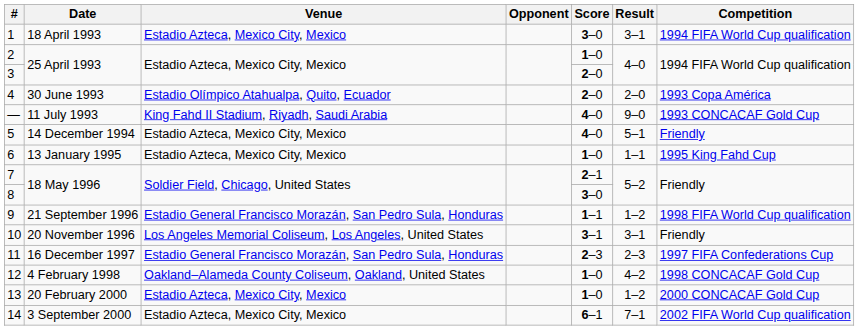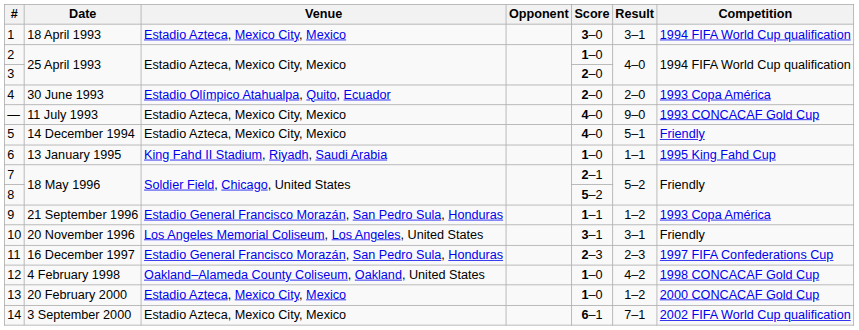(266, 114) King Fahd II Stadium, Riyadh, Saudi Arabia -> (245, 114) Estadio Azteca, Mexico City, Mexico
(245, 154) Estadio Azteca, Mexico City, Mexico -> (266, 154) King Fahd II Stadium, Riyadh, Saudi Arabia
(592, 194) 3–0 -> (592, 194) 5–2
(755, 214) 1998 FIFA World Cup qualification -> (715, 214) 1993 Copa América
